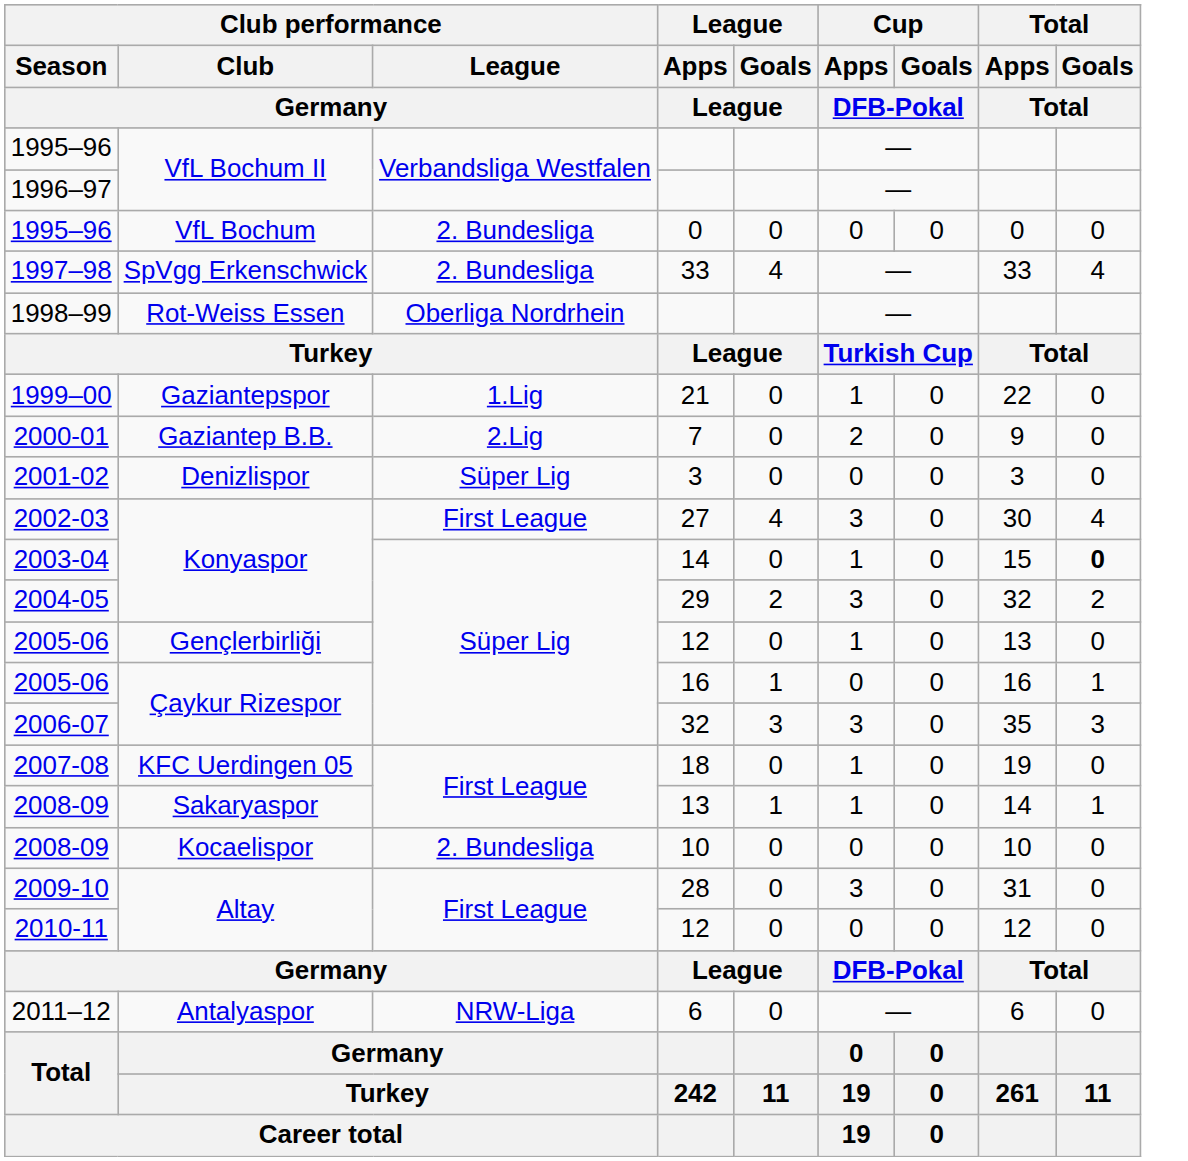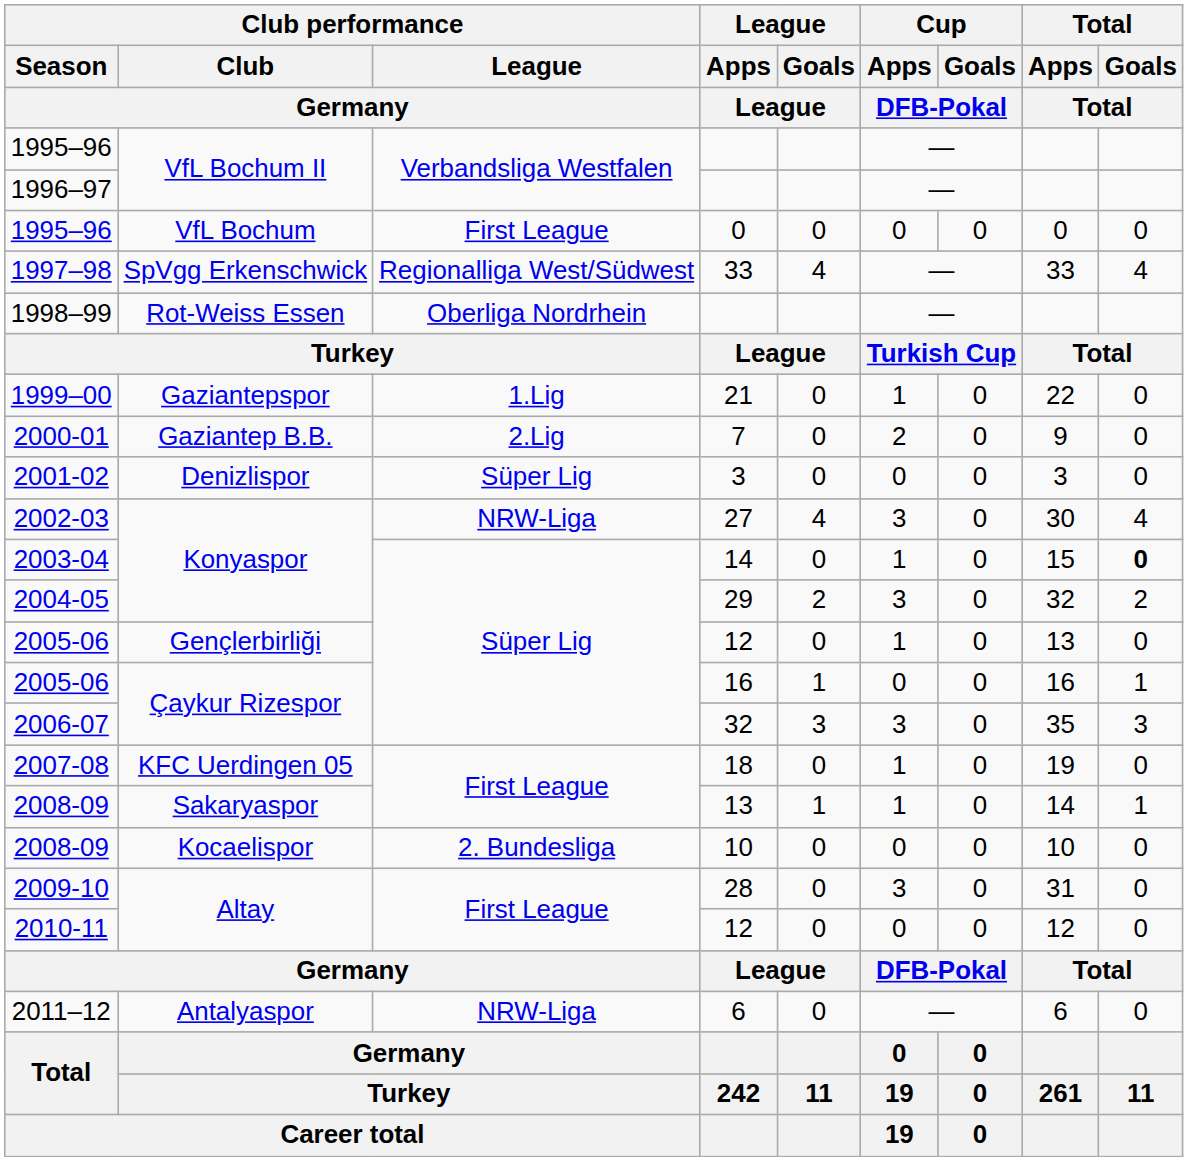(515, 230) 2. Bundesliga -> (537, 230) First League
(515, 271) 2. Bundesliga -> (537, 271) Regionalliga West/Südwest
(515, 518) First League -> (537, 518) NRW-Liga
